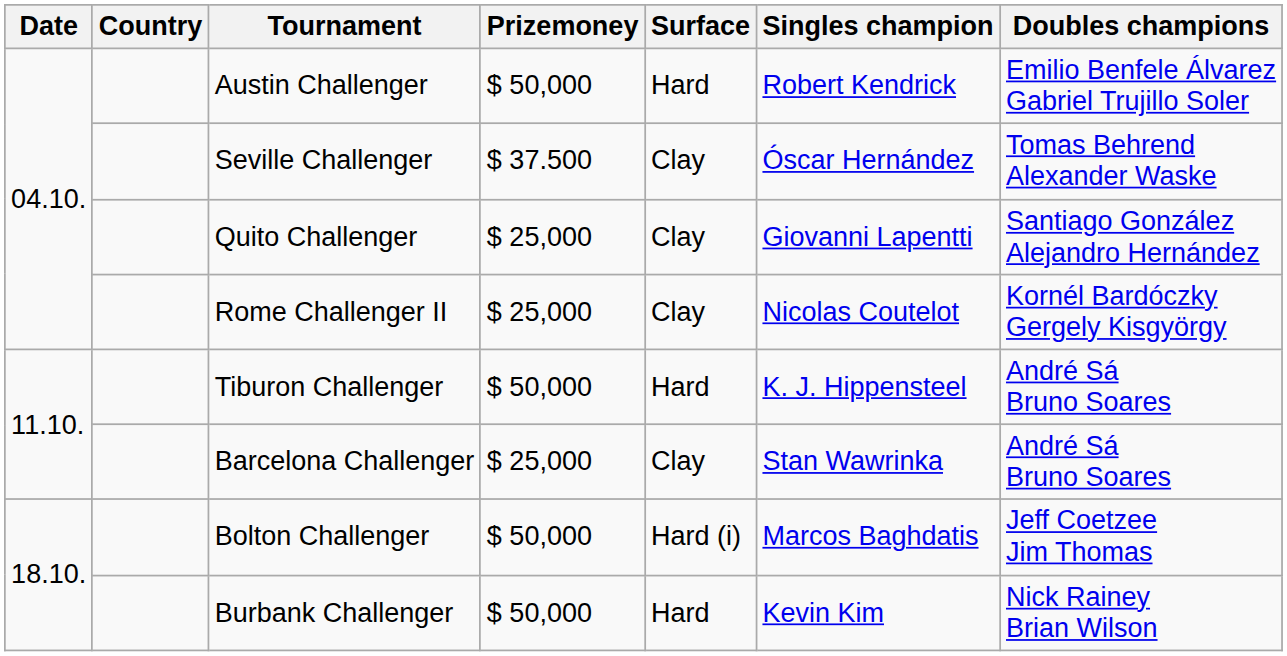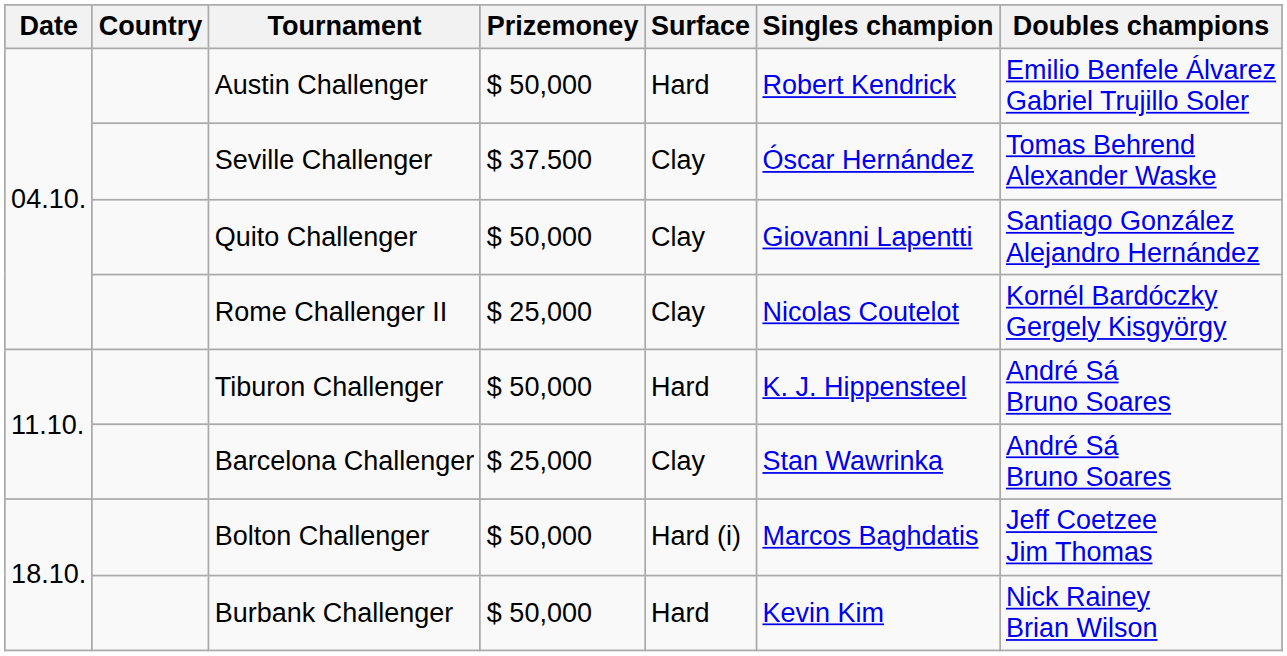(539, 235) $ 25,000 -> (539, 235) $ 50,000
